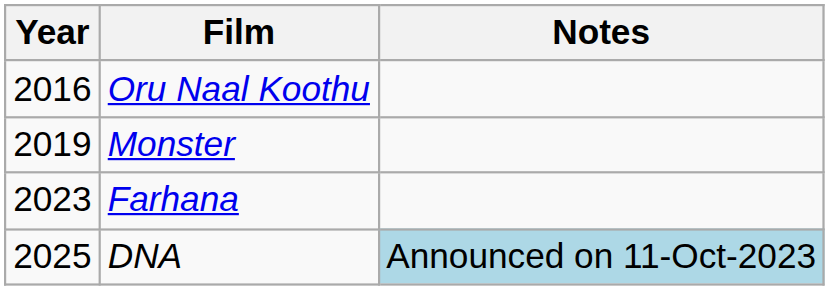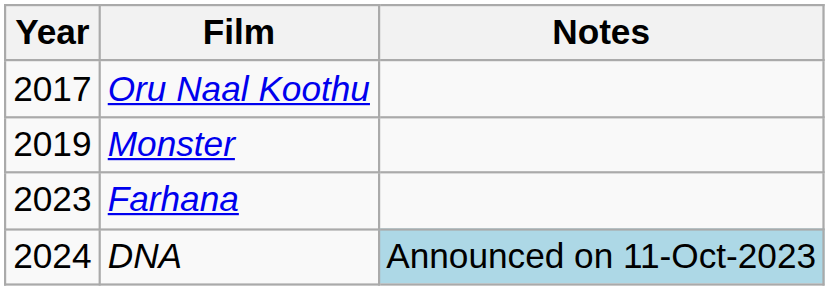(52, 88) 2016 -> (52, 88) 2017
(52, 255) 2025 -> (52, 255) 2024
